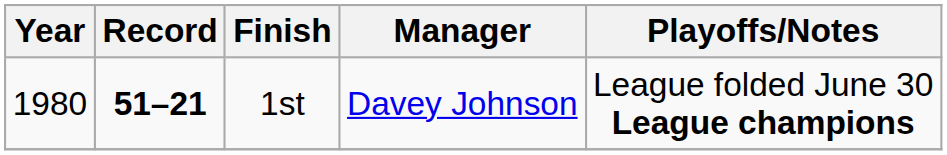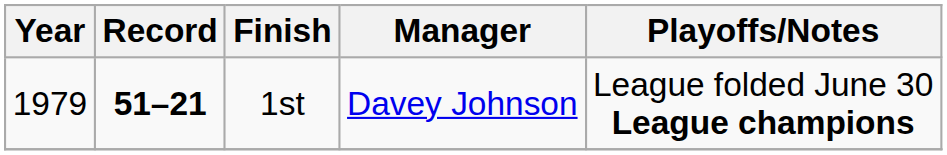(50, 102) 1980 -> (50, 102) 1979
